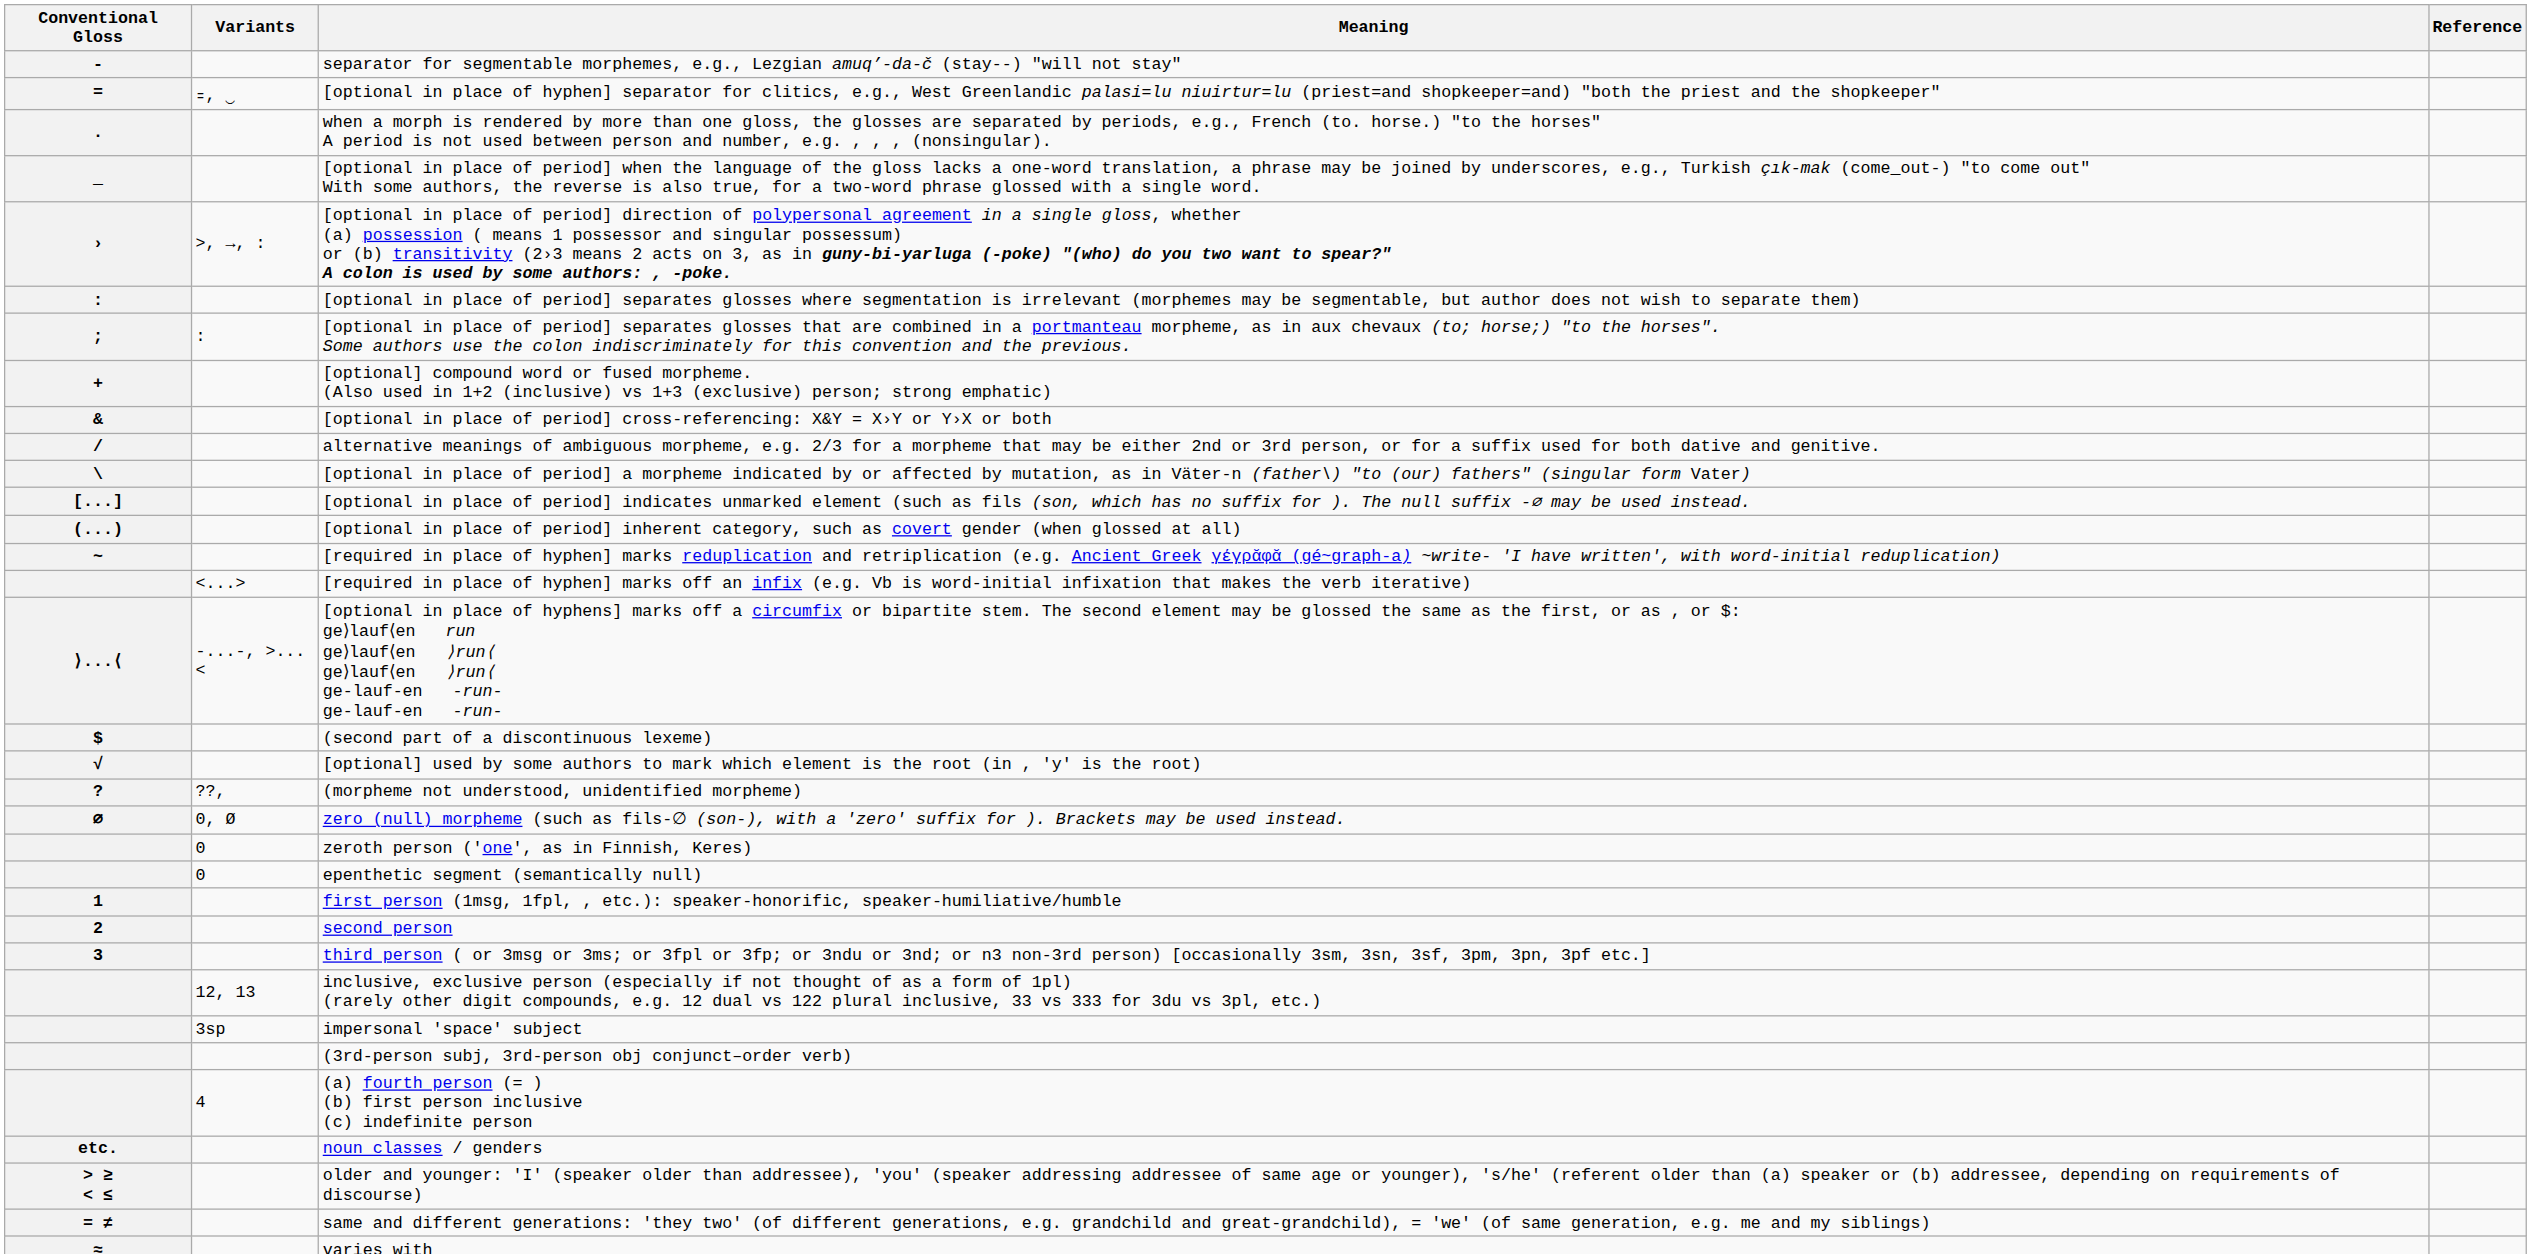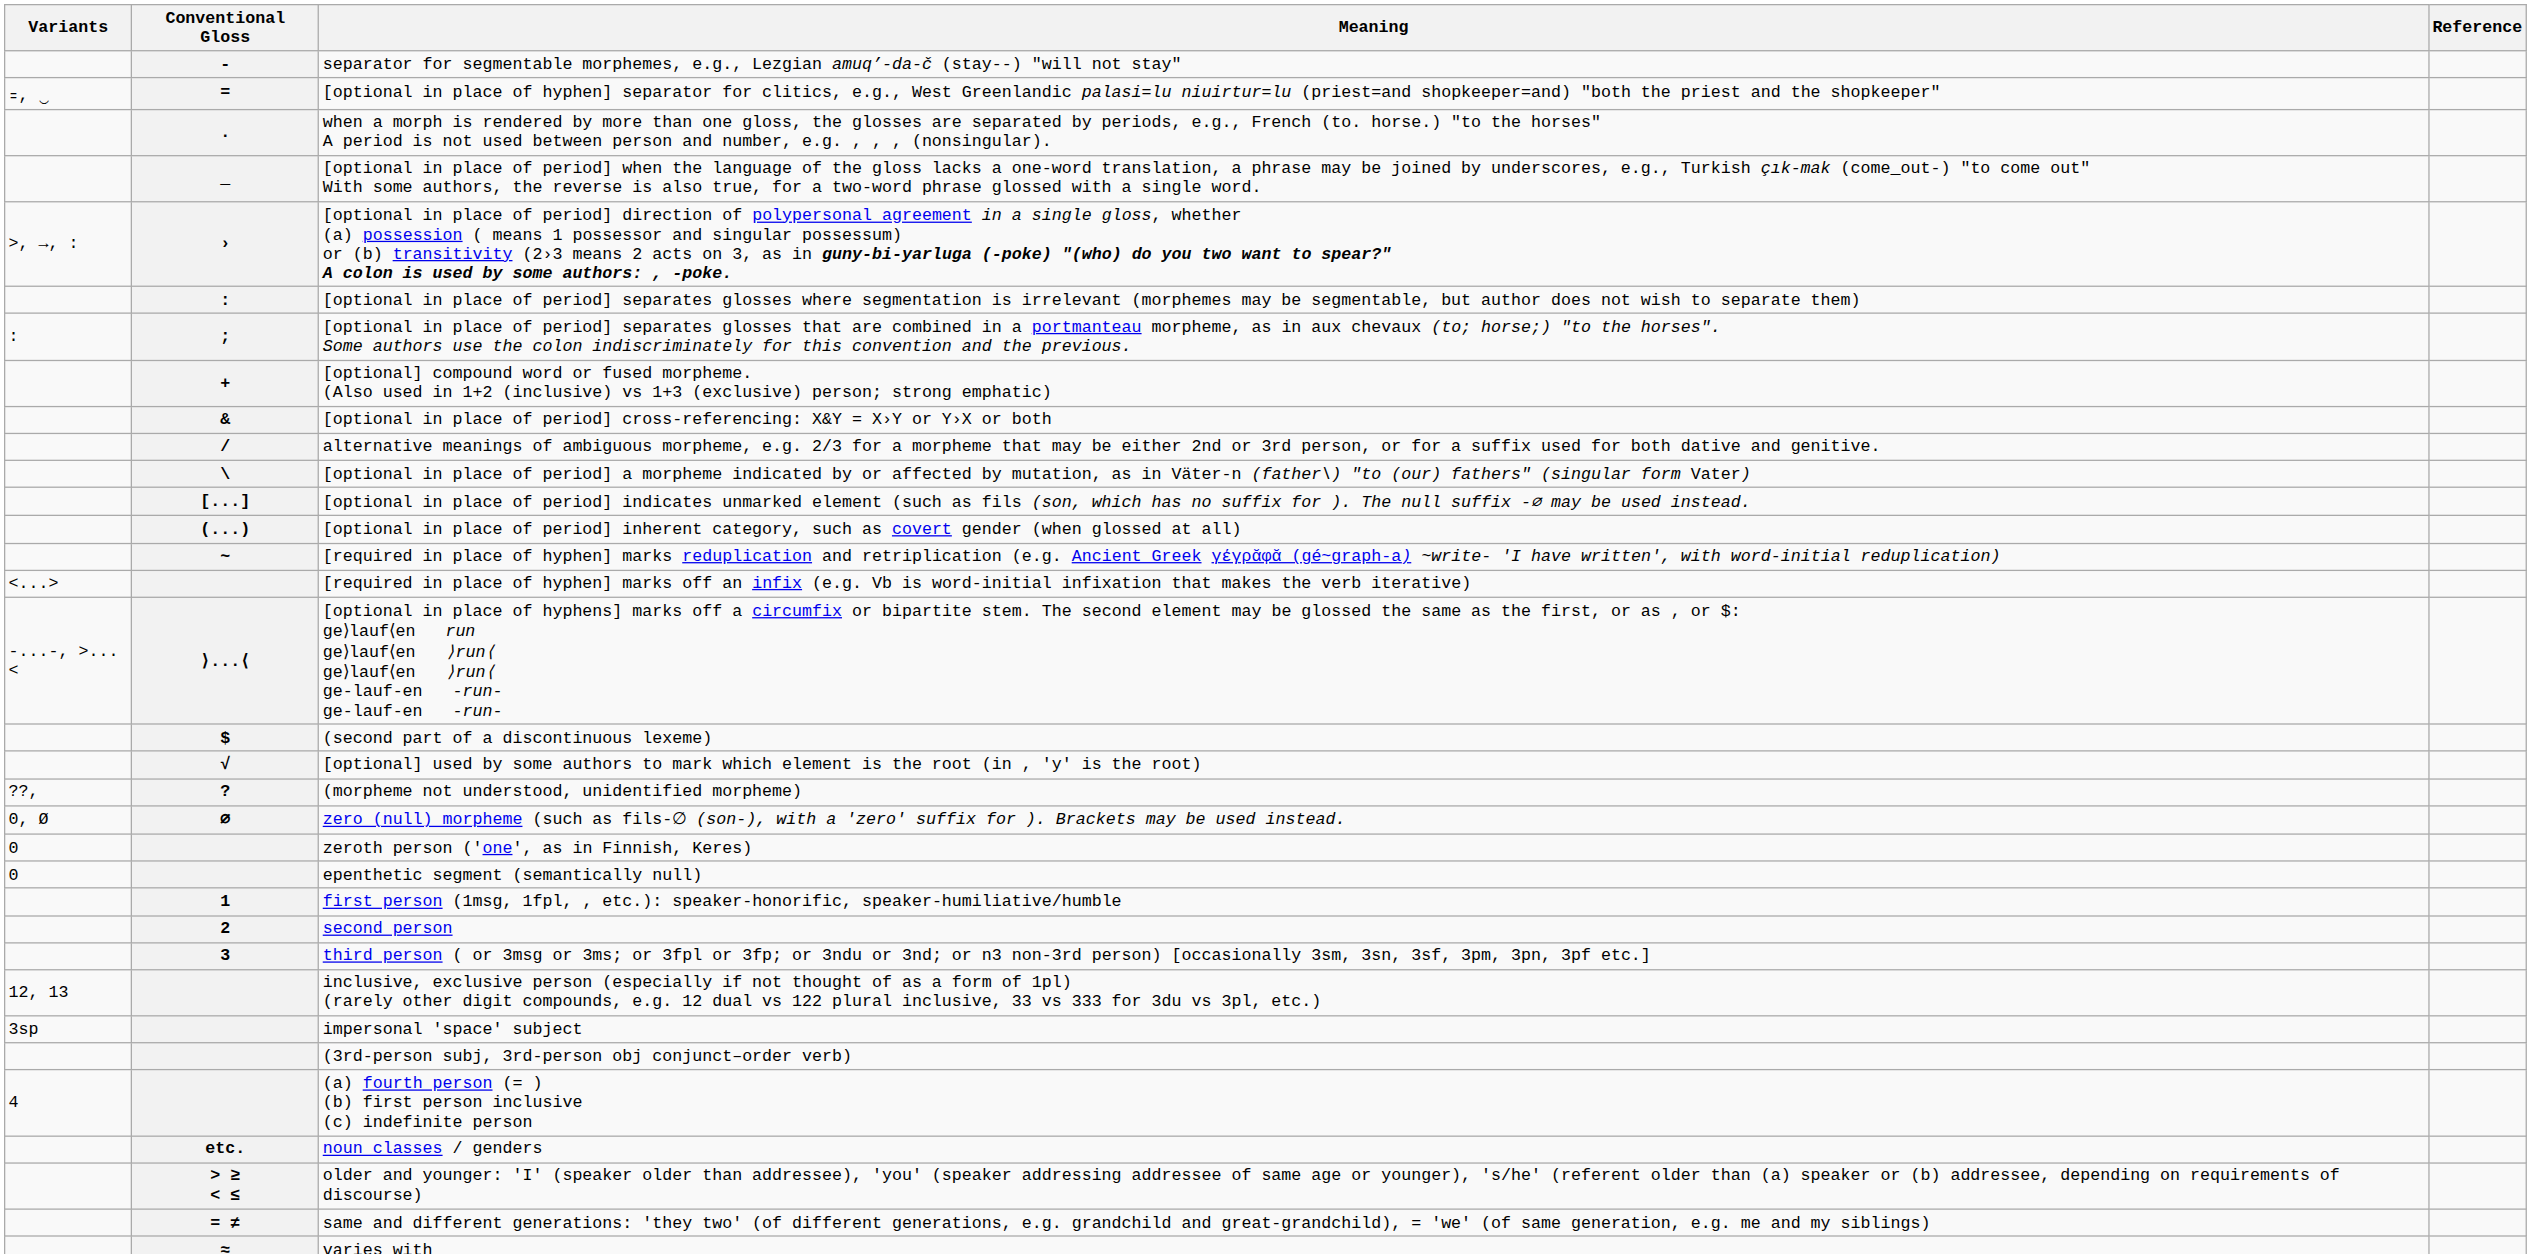columns swapped: (98, 28) <-> (255, 28)
